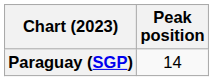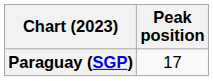(173, 62) 14 -> (173, 62) 17
